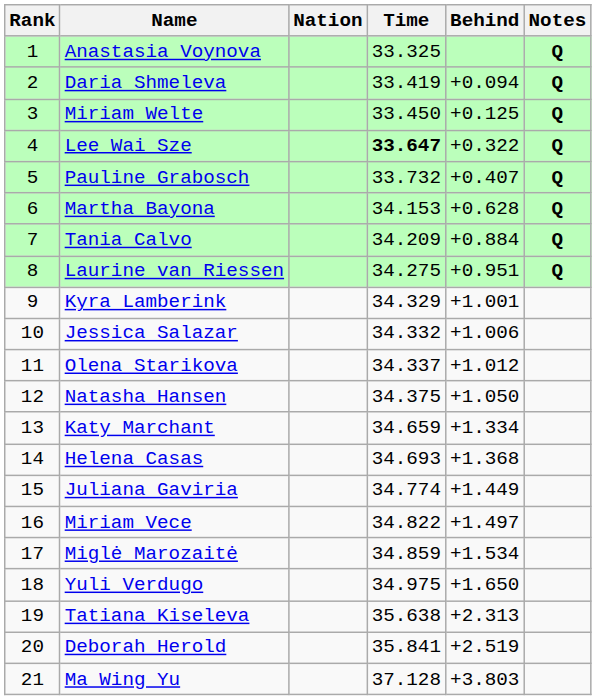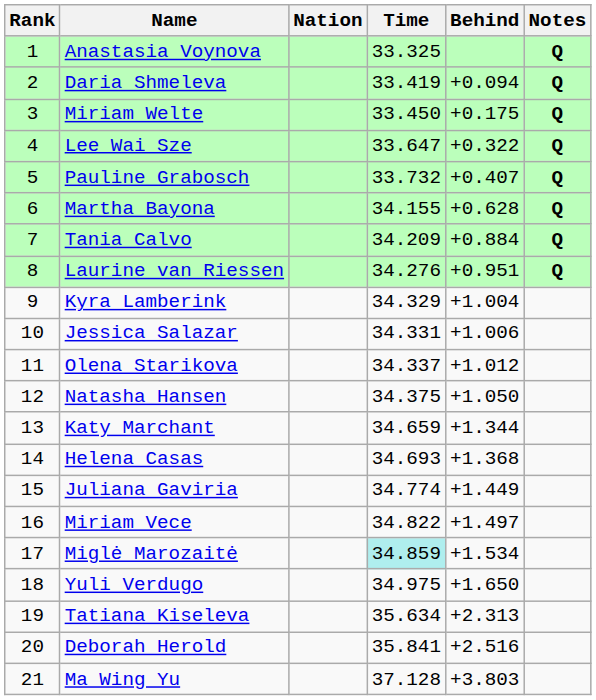(485, 114) +0.125 -> (485, 114) +0.175
(406, 146) bold -> (406, 146) normal
(406, 209) 34.153 -> (406, 209) 34.155
(406, 271) 34.275 -> (406, 271) 34.276
(485, 303) +1.001 -> (485, 303) +1.004
(406, 334) 34.332 -> (406, 334) 34.331
(485, 428) +1.334 -> (485, 428) +1.344
(406, 553) no background -> (406, 553) paleturquoise background
(406, 616) 35.638 -> (406, 616) 35.634
(485, 648) +2.519 -> (485, 648) +2.516
